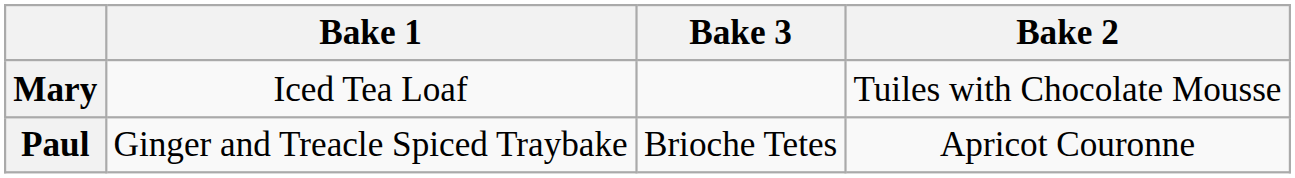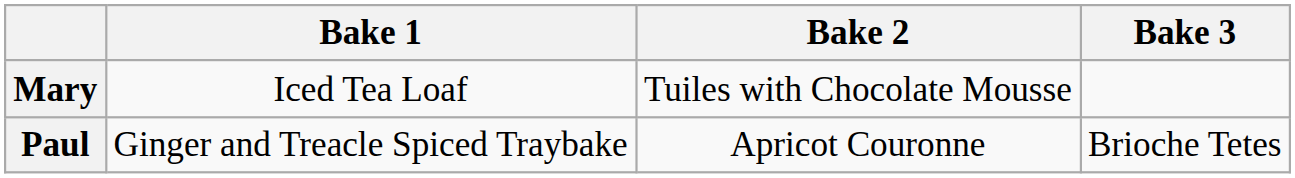columns swapped: (1067, 32) <-> (741, 32)
